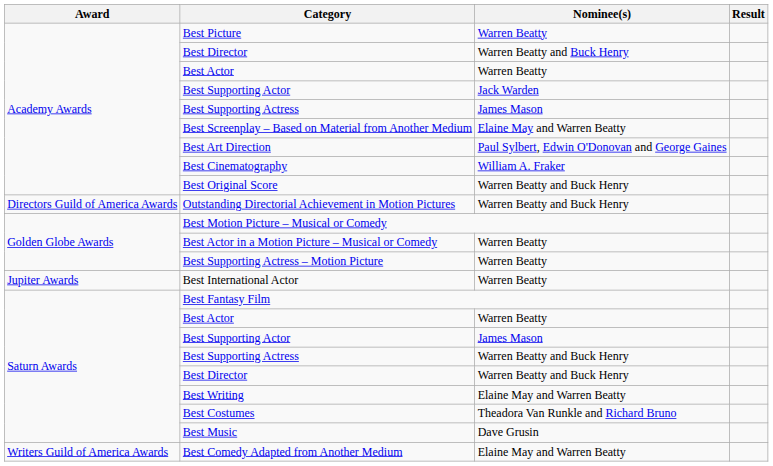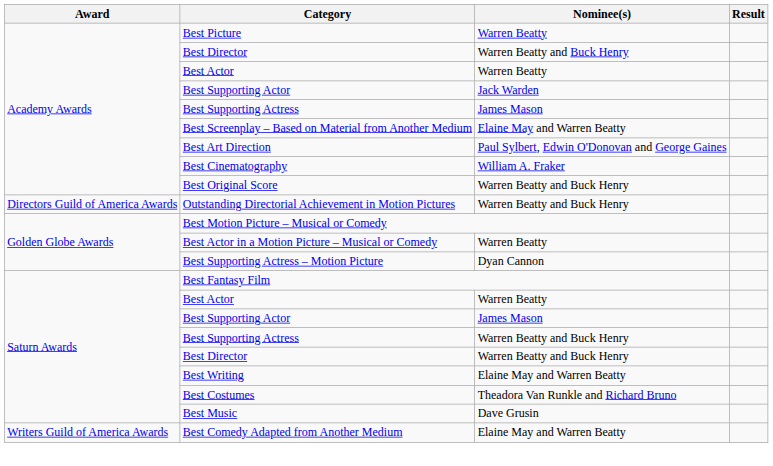(512, 261) Warren Beatty -> (511, 261) Dyan Cannon
- row: (43, 280)
